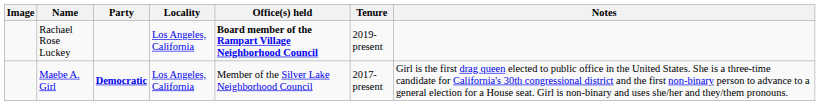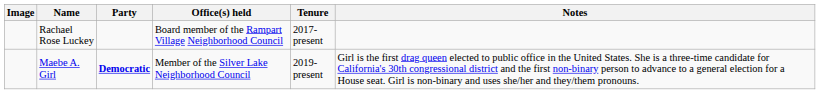- column: (182, 12)
(267, 40) bold -> (219, 35) normal
(368, 40) 2019-present -> (308, 35) 2017-present
(368, 80) 2017-present -> (308, 69) 2019-present
